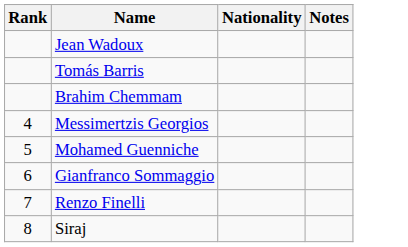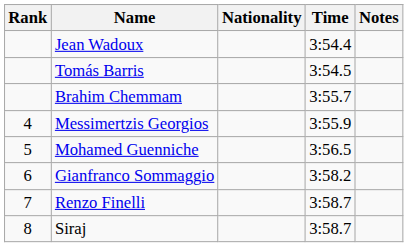+ column: (330, 17)
